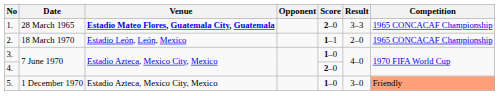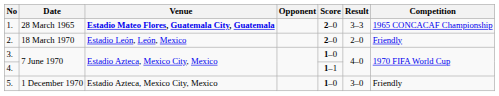(330, 39) 1–1 -> (330, 39) 2–0
(433, 39) 1965 CONCACAF Championship -> (387, 39) Friendly
(330, 68) 2–0 -> (330, 68) 1–1
(387, 83) lightsalmon background -> (387, 83) no background
